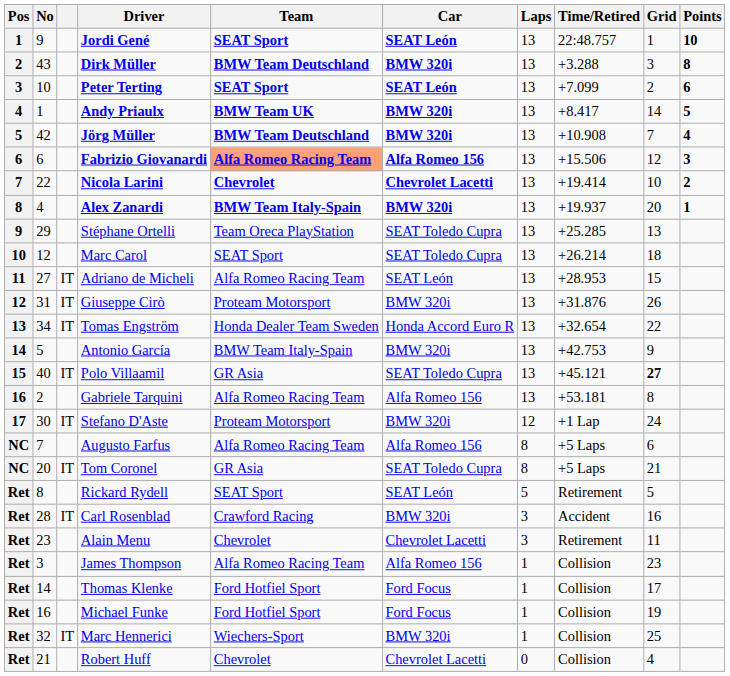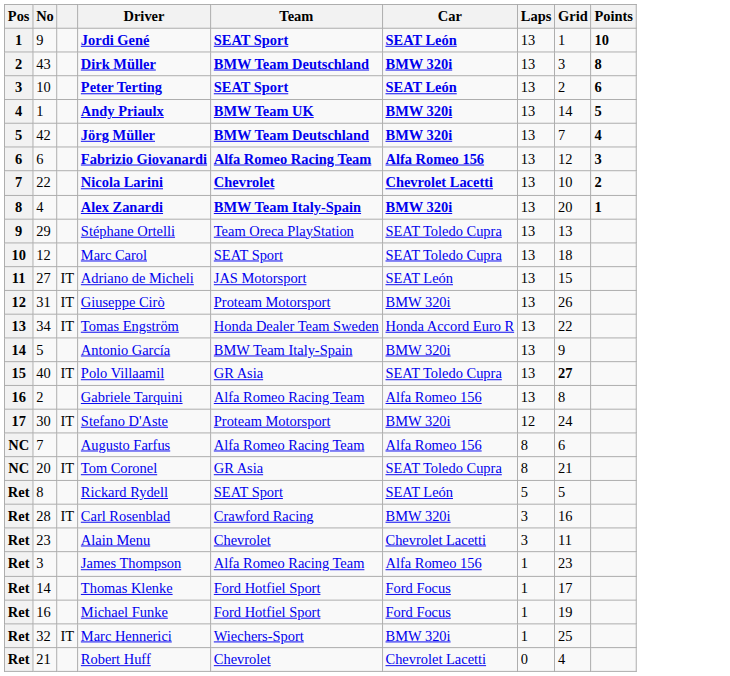- column: (599, 16)
(293, 159) lightsalmon background -> (293, 159) no background
(289, 278) Alfa Romeo Racing Team -> (260, 278) JAS Motorsport
